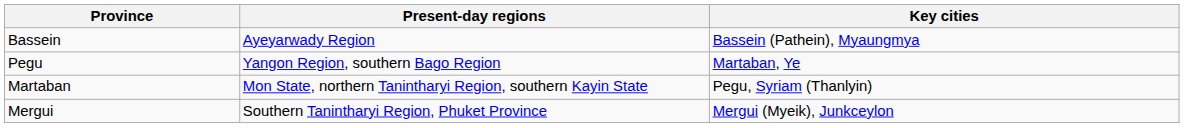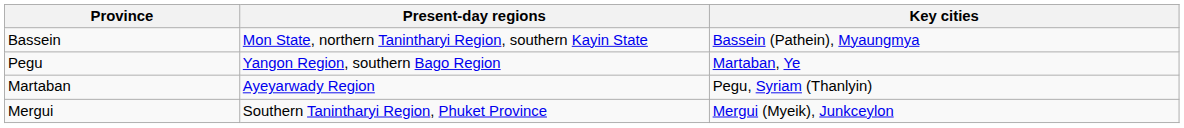(309, 39) Ayeyarwady Region -> (445, 39) Mon State, northern Tanintharyi Region, southern Kayin State
(445, 87) Mon State, northern Tanintharyi Region, southern Kayin State -> (309, 87) Ayeyarwady Region
